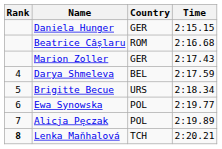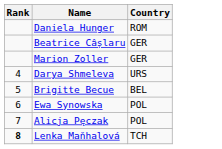- column: (194, 12)
(139, 28) GER -> (139, 28) ROM
(139, 43) ROM -> (139, 43) GER
(139, 74) BEL -> (139, 74) URS
(139, 89) URS -> (139, 89) BEL
